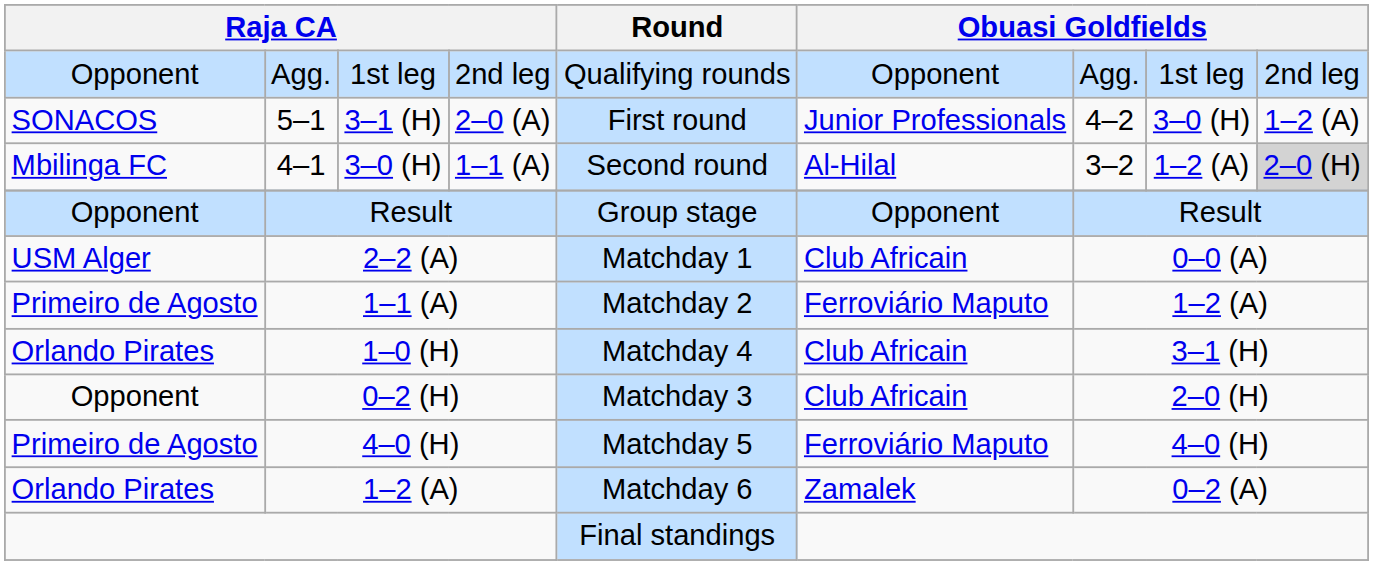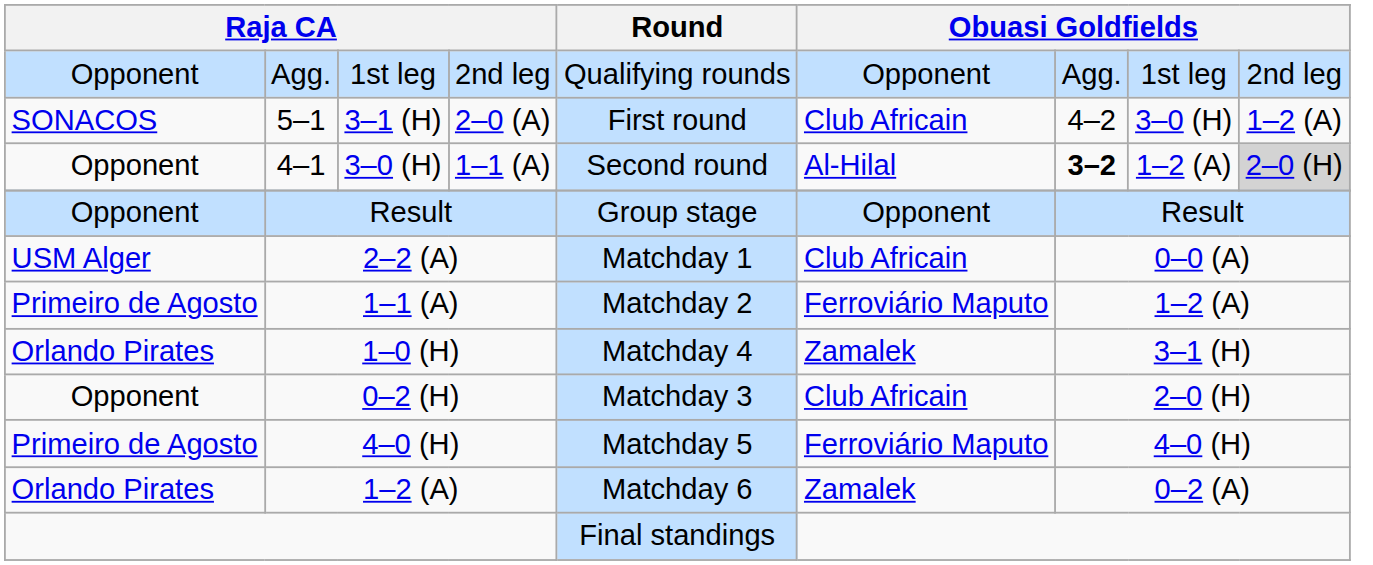(935, 119) Junior Professionals -> (886, 119) Club Africain
(89, 166) Mbilinga FC -> (135, 166) Opponent
(1110, 166) normal -> (1092, 166) bold
(886, 350) Club Africain -> (860, 350) Zamalek
